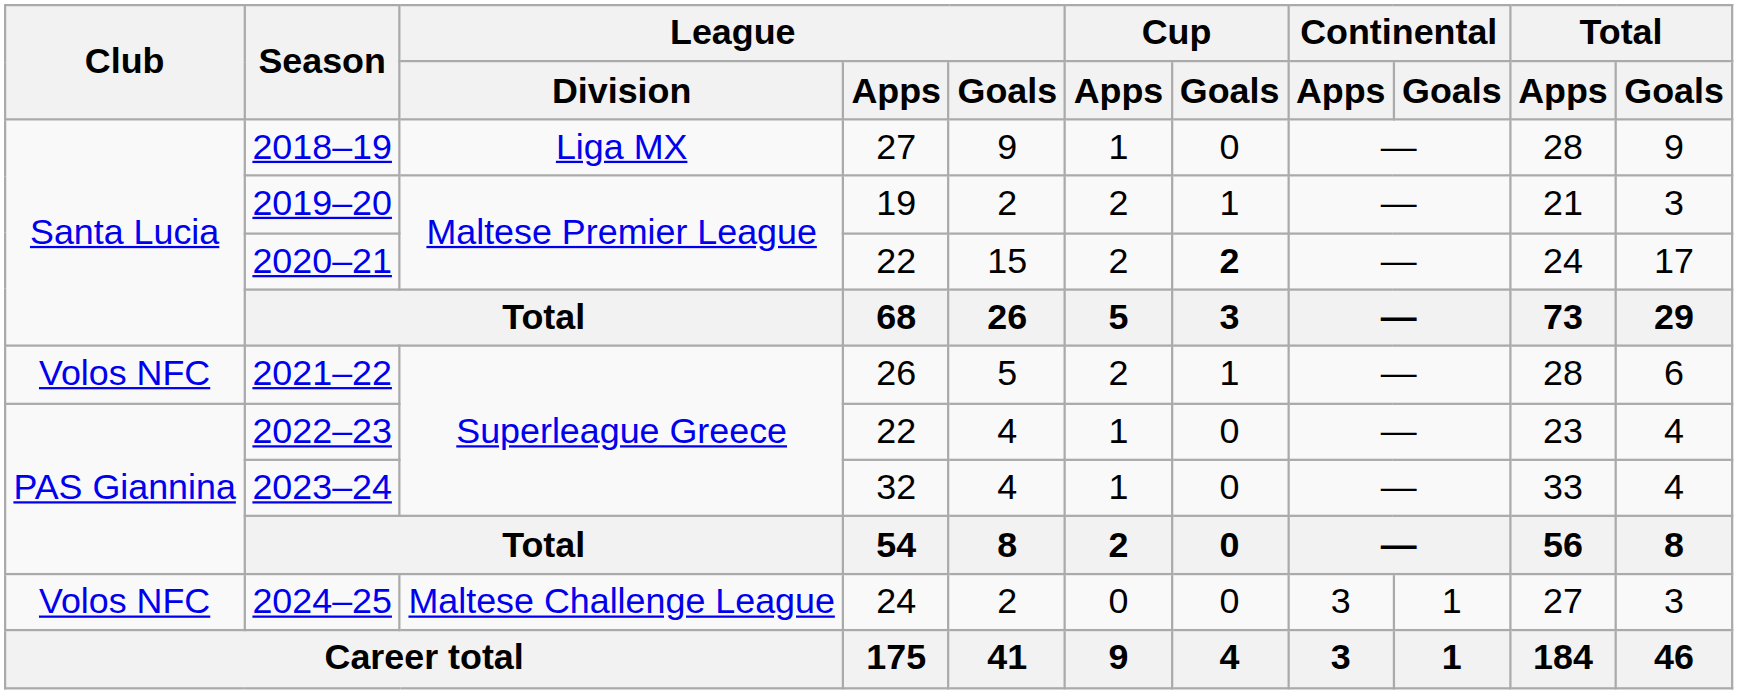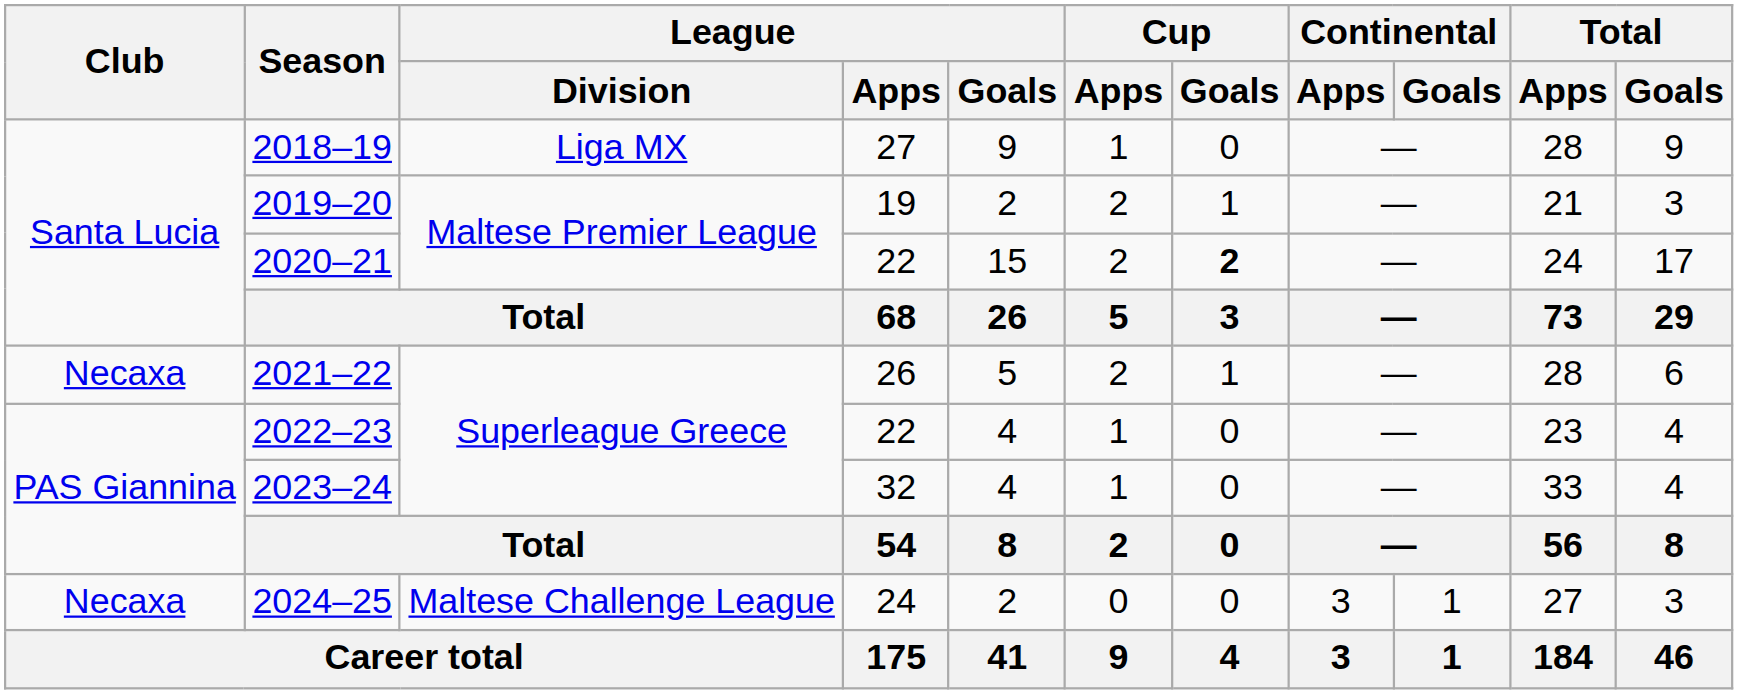(125, 373) Volos NFC -> (125, 373) Necaxa
(125, 601) Volos NFC -> (125, 601) Necaxa
